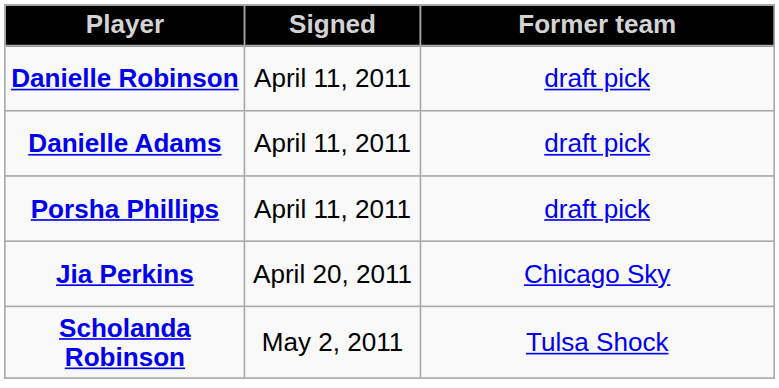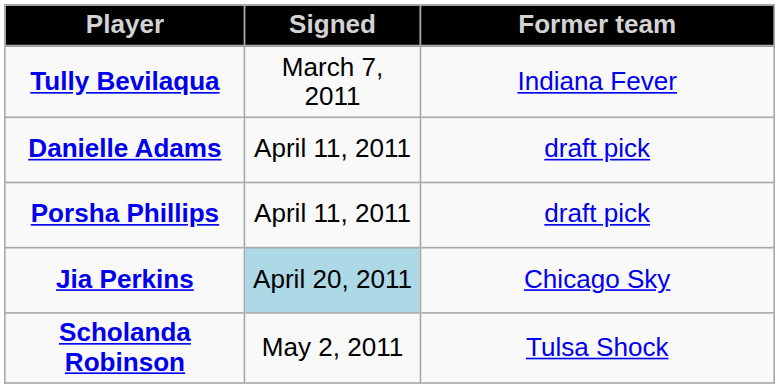+ row: (125, 81)
- row: (125, 78)
(333, 274) no background -> (333, 279) lightblue background
